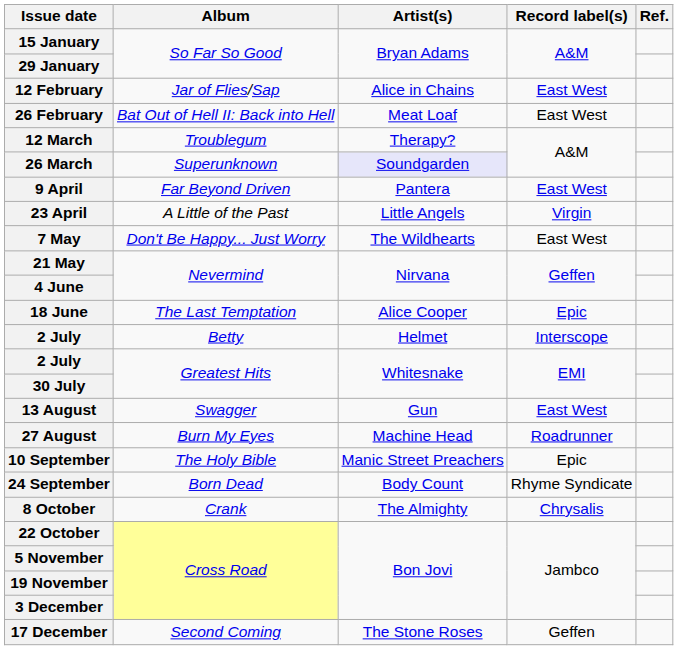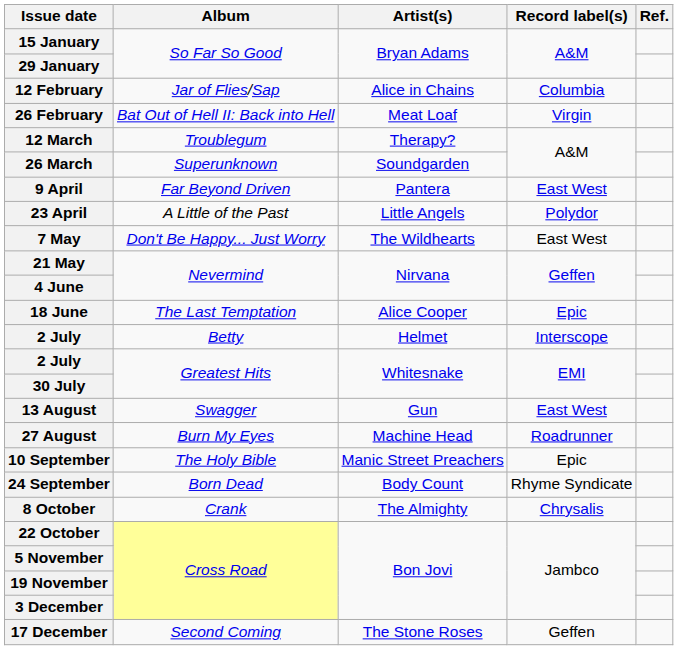(572, 90) East West -> (572, 90) Columbia
(572, 115) East West -> (572, 115) Virgin
(423, 164) lavender background -> (423, 164) no background
(572, 213) Virgin -> (572, 213) Polydor
